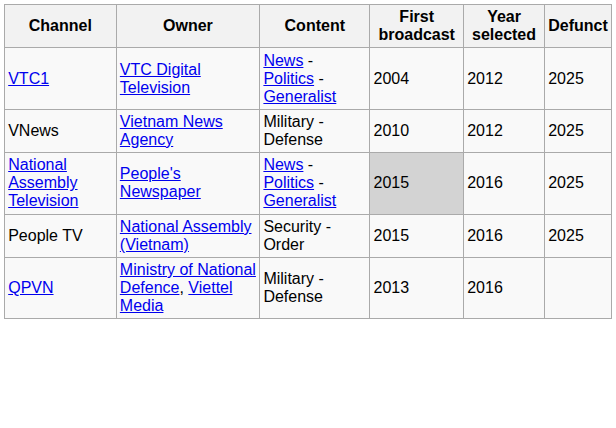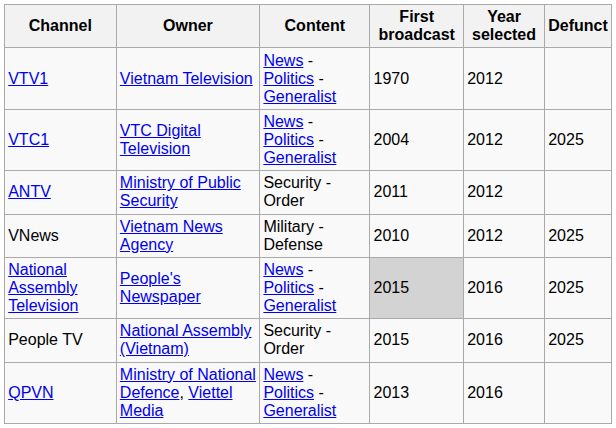+ row: (28, 78)
+ row: (30, 192)
(294, 288) Military - Defense -> (300, 392) News - Politics - Generalist
